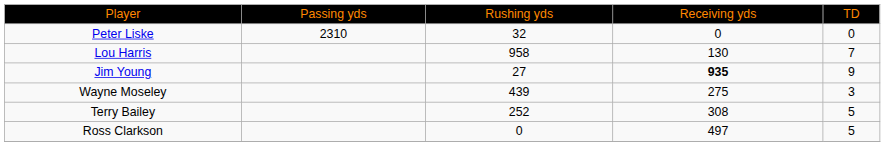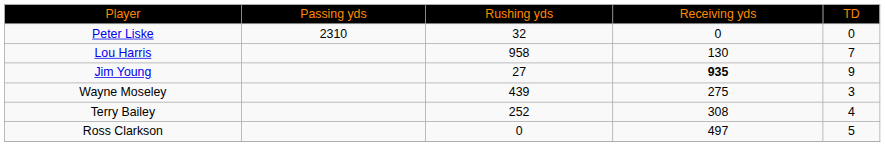(851, 111) 5 -> (851, 111) 4
